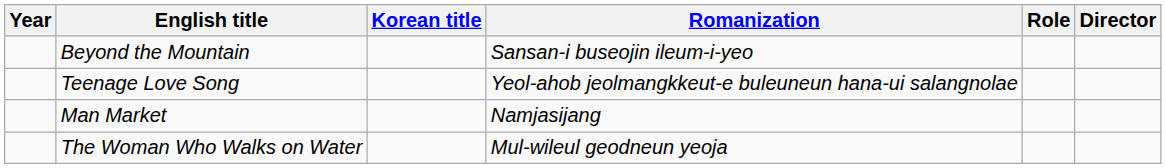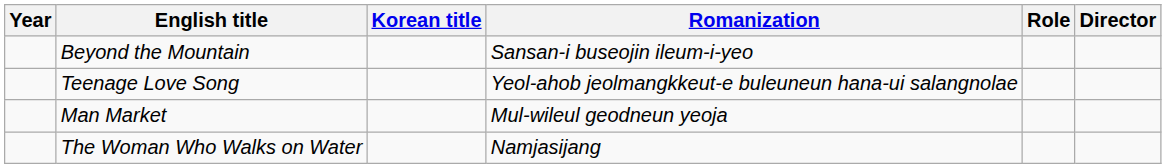(546, 115) Namjasijang -> (609, 115) Mul-wileul geodneun yeoja
(609, 147) Mul-wileul geodneun yeoja -> (546, 147) Namjasijang
